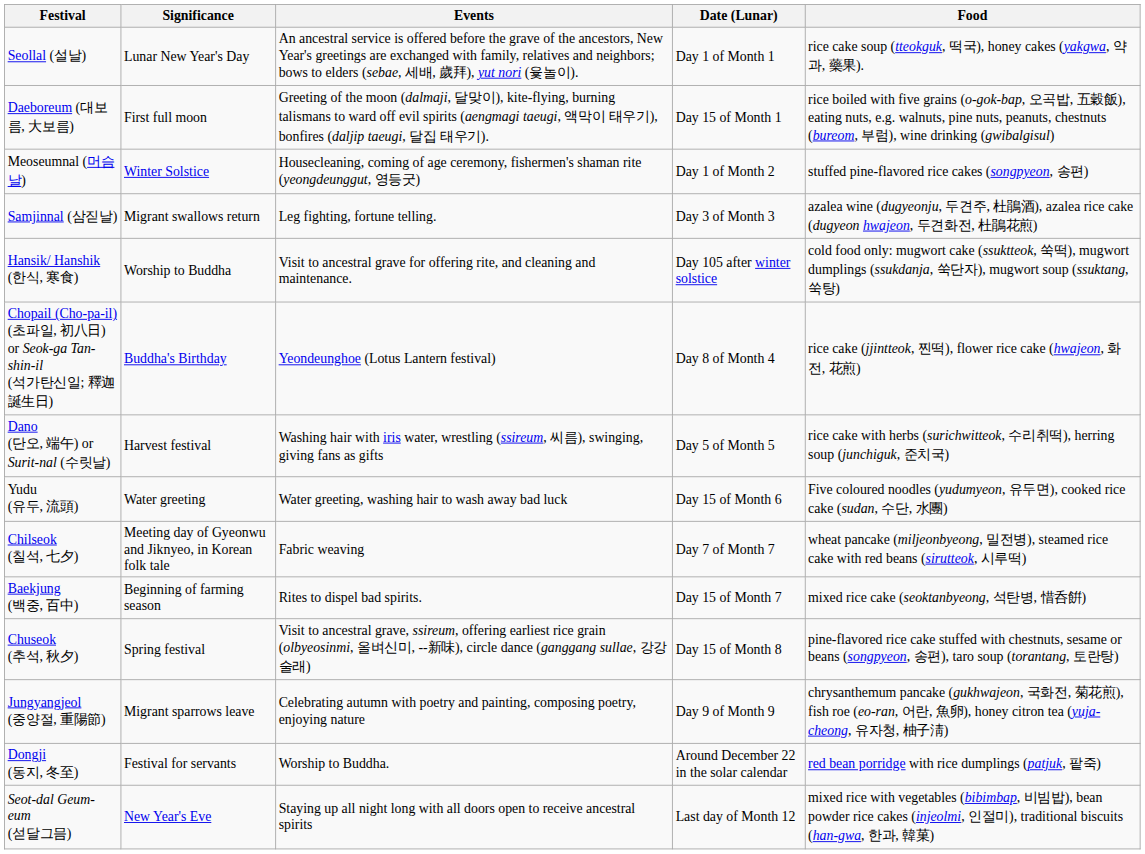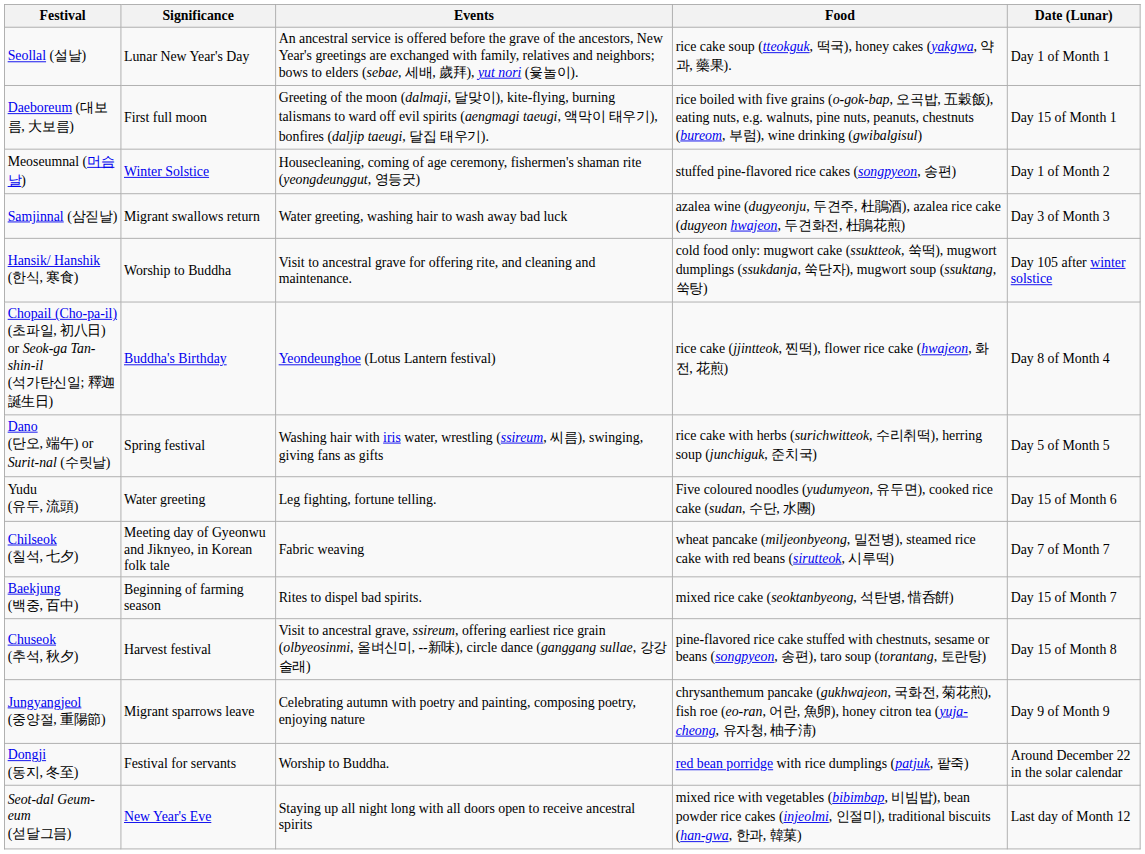columns swapped: (739, 16) <-> (972, 16)
(358, 216) Leg fighting, fortune telling. -> (423, 216) Water greeting, washing hair to wash away bad luck
(168, 446) Harvest festival -> (164, 446) Spring festival
(423, 498) Water greeting, washing hair to wash away bad luck -> (358, 498) Leg fighting, fortune telling.
(164, 649) Spring festival -> (168, 649) Harvest festival
